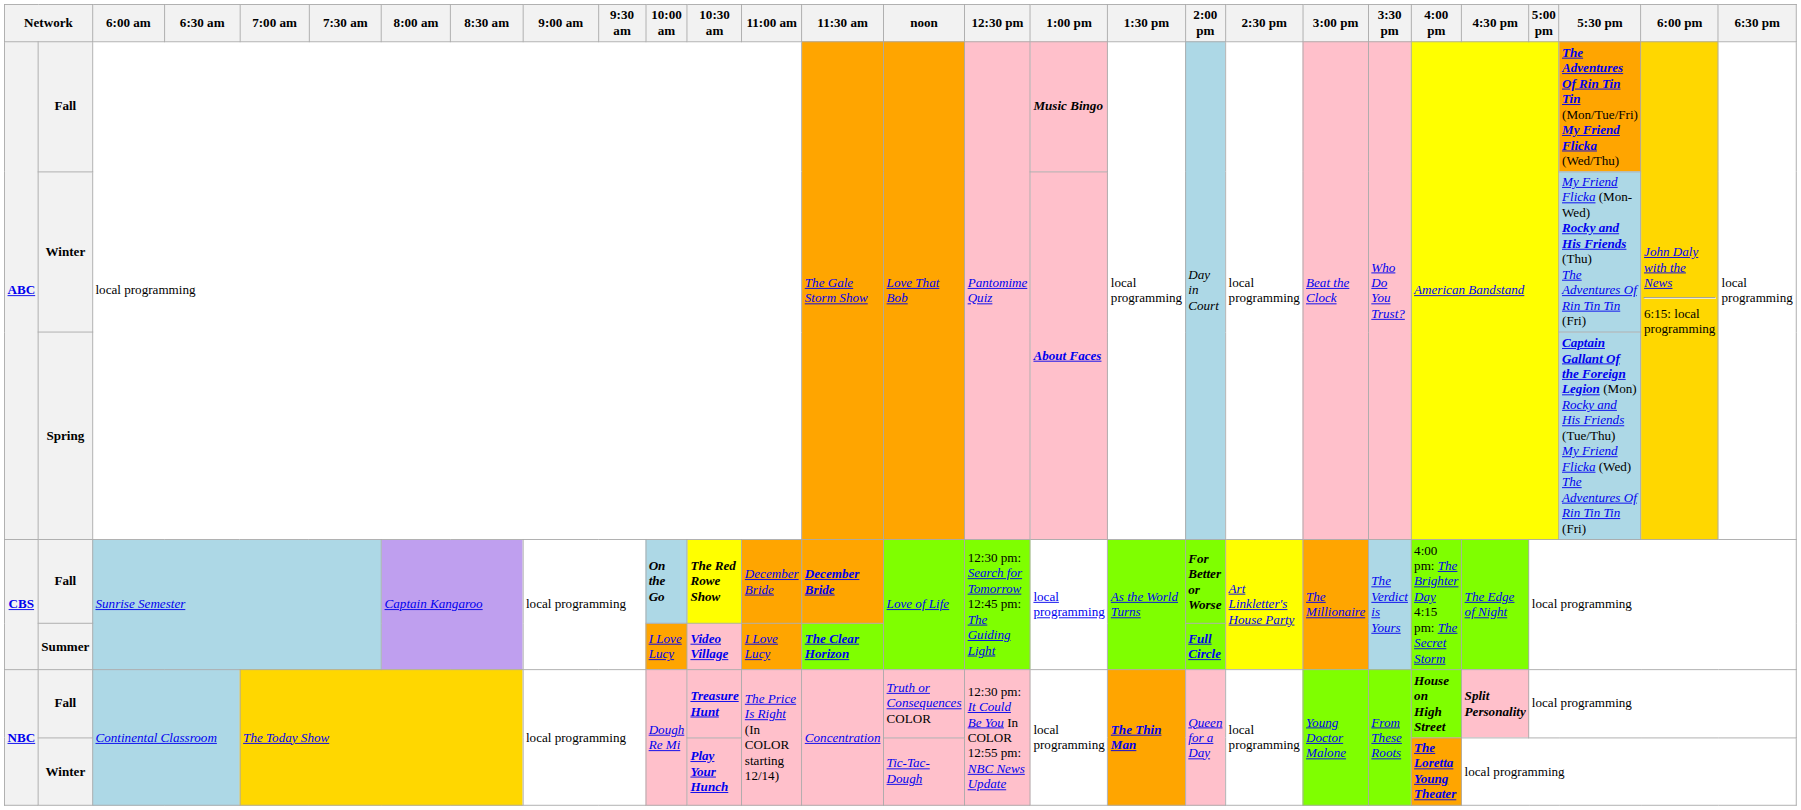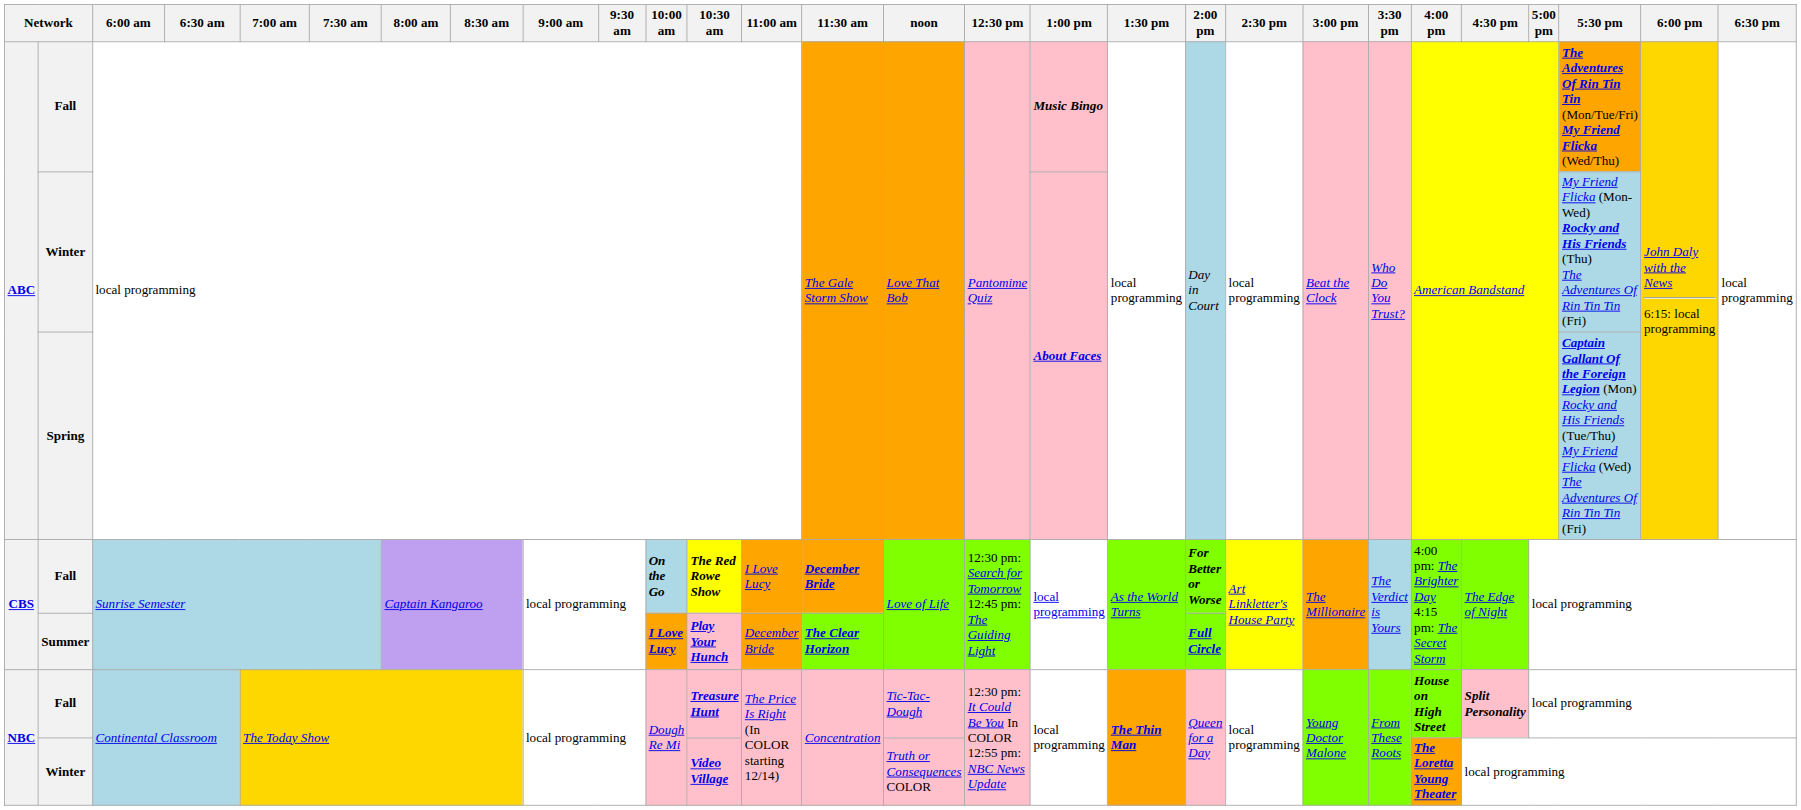(772, 582) December Bride -> (761, 576) I Love Lucy
(665, 646) normal -> (666, 641) bold
(709, 646) Video Village -> (709, 641) Play Your Hunch
(761, 646) I Love Lucy -> (772, 641) December Bride
(924, 703) Truth or Consequences COLOR -> (908, 703) Tic-Tac-Dough
(709, 771) Play Your Hunch -> (709, 771) Video Village
(908, 771) Tic-Tac-Dough -> (924, 771) Truth or Consequences COLOR
